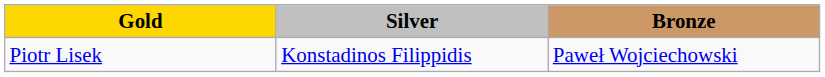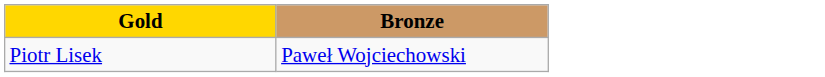- column: (412, 21)
